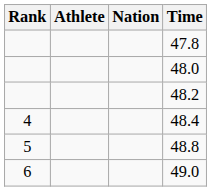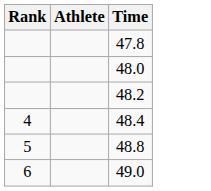- column: (136, 17)
